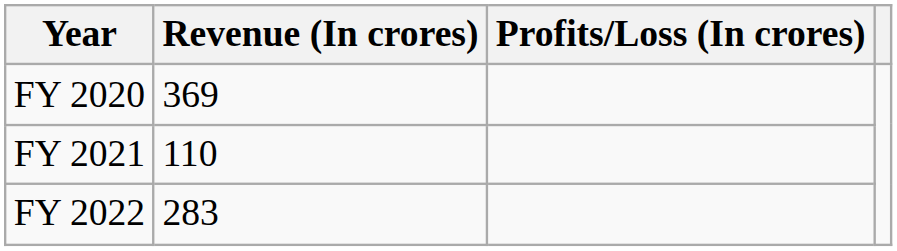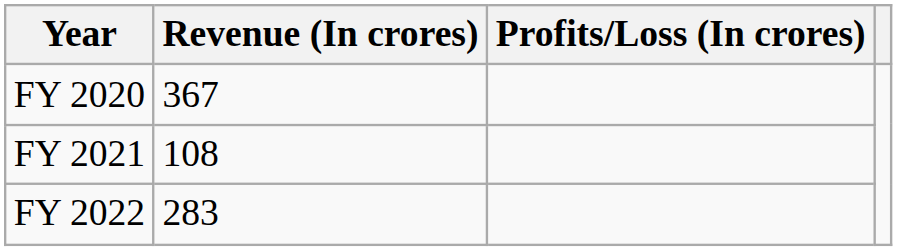(191, 93) 369 -> (191, 93) 367
(190, 153) 110 -> (191, 153) 108
